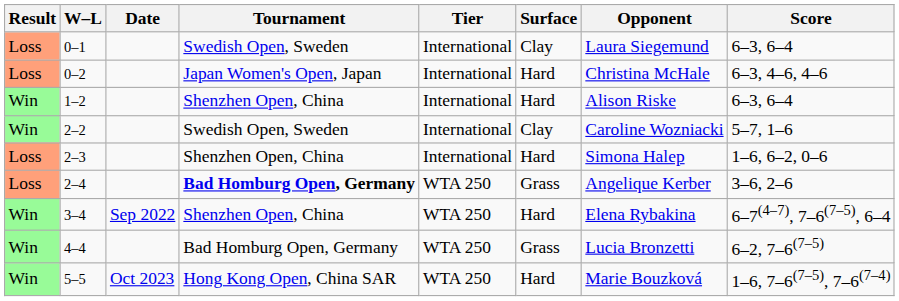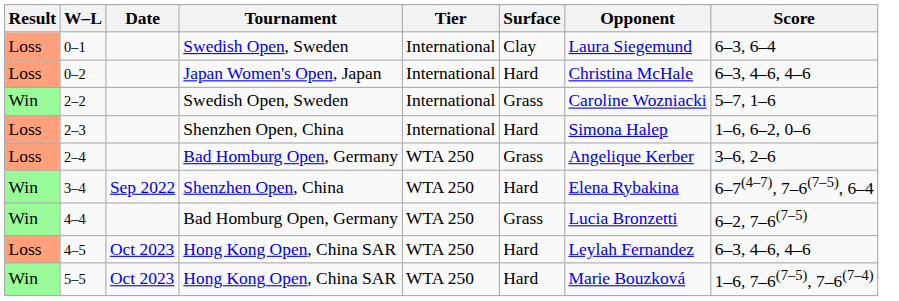- row: (75, 102)
(537, 128) Clay -> (523, 101) Grass
(299, 184) bold -> (291, 156) normal
+ row: (75, 250)
